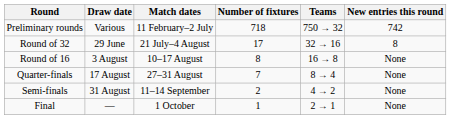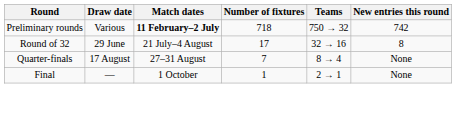(175, 28) normal -> (178, 28) bold
- row: (45, 59)
- row: (45, 91)
